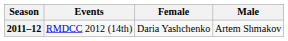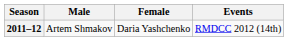columns swapped: (248, 12) <-> (89, 12)
